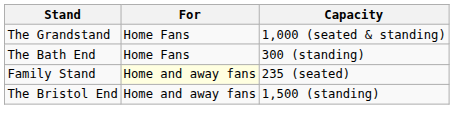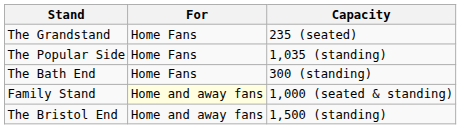(354, 34) 1,000 (seated & standing) -> (313, 34) 235 (seated)
+ row: (66, 54)
(306, 74) 235 (seated) -> (361, 94) 1,000 (seated & standing)
